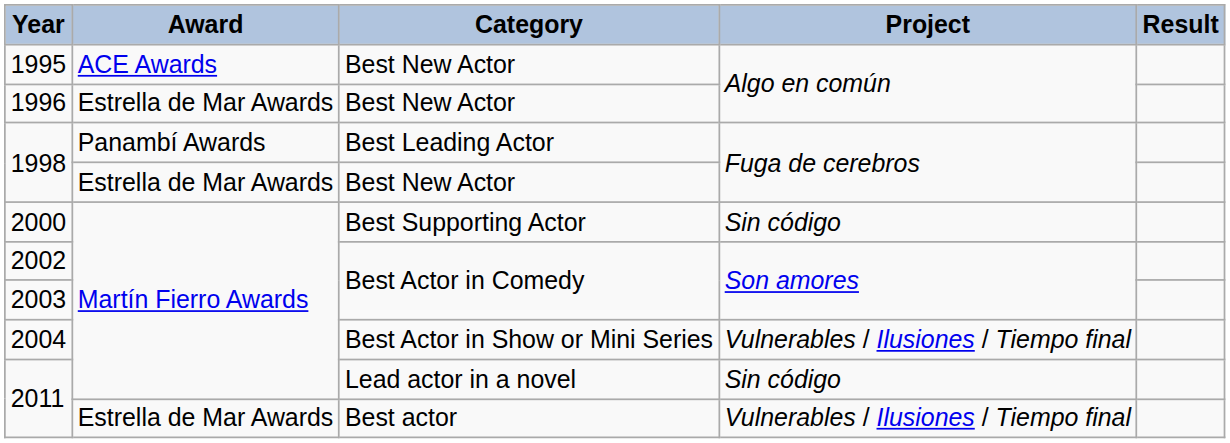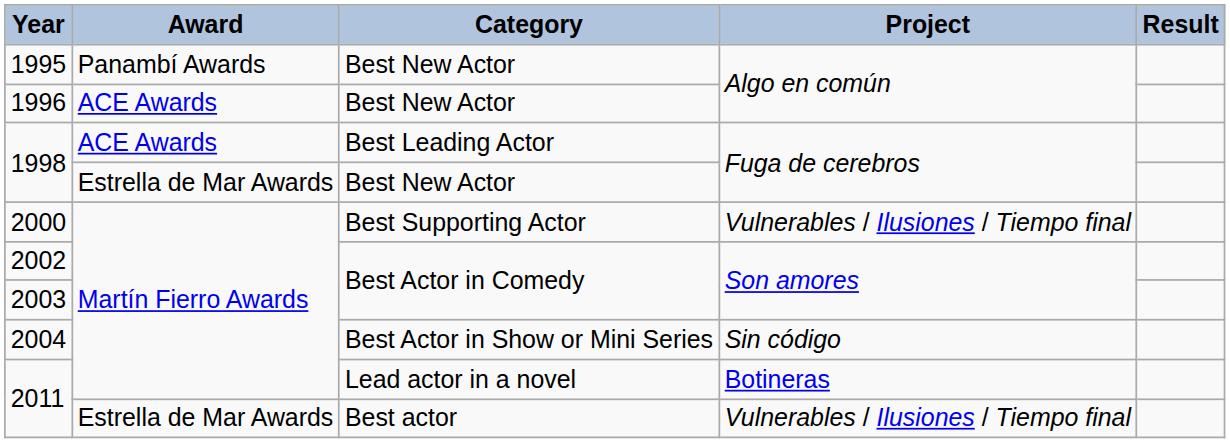(147, 64) ACE Awards -> (172, 64) Panambí Awards
(206, 104) Estrella de Mar Awards -> (147, 104) ACE Awards
(172, 143) Panambí Awards -> (147, 143) ACE Awards
(783, 222) Sin código -> (928, 222) Vulnerables / Ilusiones / Tiempo final
(928, 340) Vulnerables / Ilusiones / Tiempo final -> (783, 340) Sin código
(783, 379) Sin código -> (777, 379) Botineras
